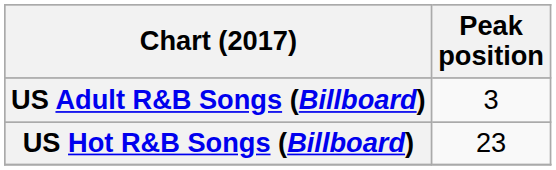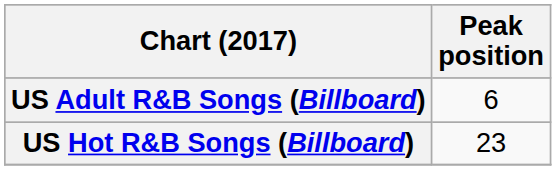(491, 99) 3 -> (491, 99) 6
